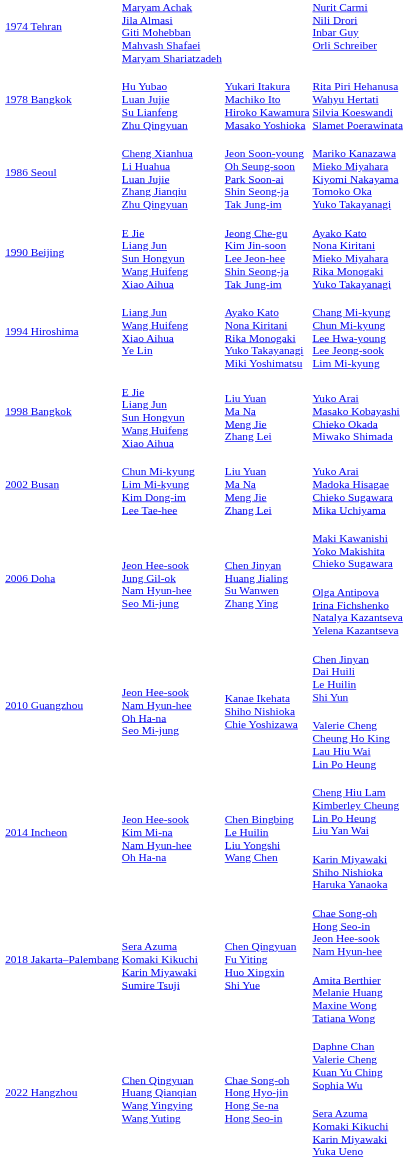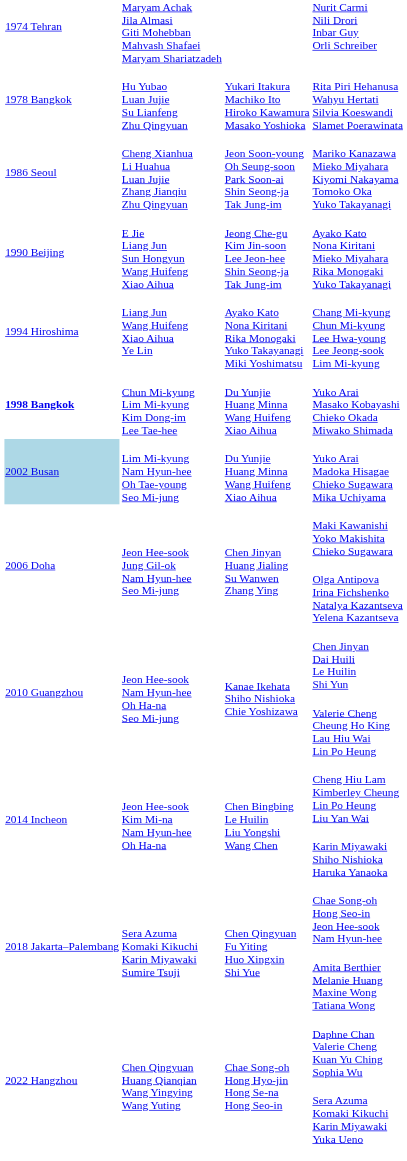(38, 411) normal -> (40, 405) bold
(155, 417) E Jie Liang Jun Sun Hongyun Wang Huifeng Xiao Aihua -> (158, 411) Chun Mi-kyung Lim Mi-kyung Kim Dong-im Lee Tae-hee
(248, 417) Liu Yuan Ma Na Meng Jie Zhang Lei -> (258, 411) Du Yunjie Huang Minna Wang Huifeng Xiao Aihua
(32, 484) no background -> (32, 471) lightblue background
(158, 490) Chun Mi-kyung Lim Mi-kyung Kim Dong-im Lee Tae-hee -> (157, 478) Lim Mi-kyung Nam Hyun-hee Oh Tae-young Seo Mi-jung
(248, 490) Liu Yuan Ma Na Meng Jie Zhang Lei -> (258, 478) Du Yunjie Huang Minna Wang Huifeng Xiao Aihua
